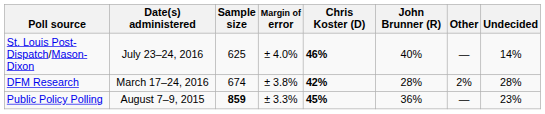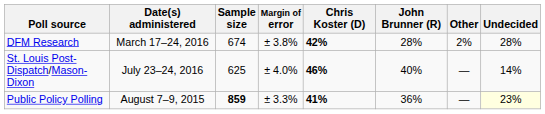rows swapped: (47, 54) <-> (43, 83)
(317, 100) 45% -> (317, 100) 41%
(511, 100) no background -> (511, 100) lightyellow background
